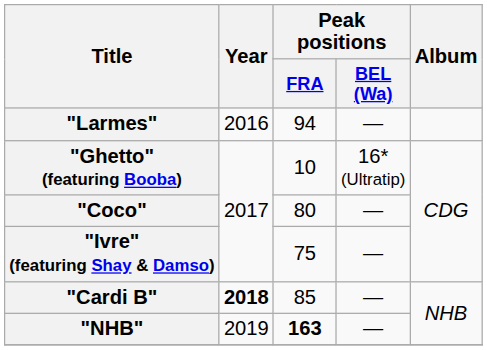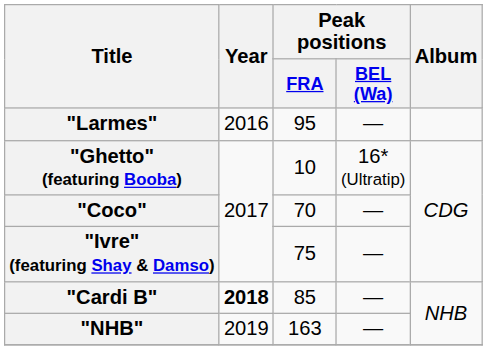(305, 123) 94 -> (305, 123) 95
(305, 210) 80 -> (305, 210) 70
(305, 329) bold -> (305, 329) normal
